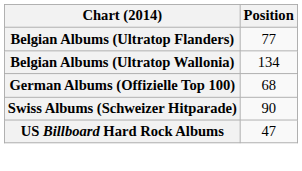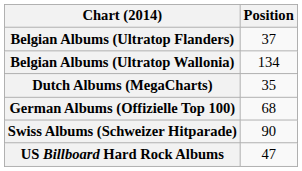(269, 39) 77 -> (269, 39) 37
+ row: (122, 85)
